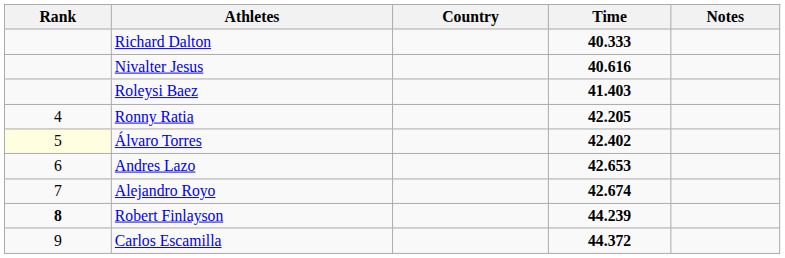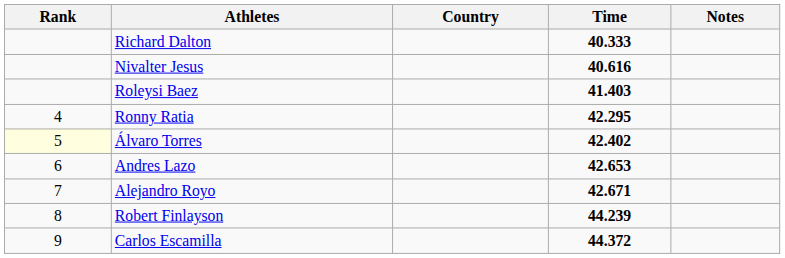(610, 116) 42.205 -> (610, 116) 42.295
(610, 191) 42.674 -> (610, 191) 42.671
(58, 215) bold -> (58, 215) normal
